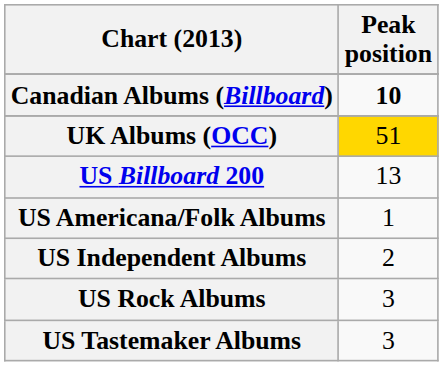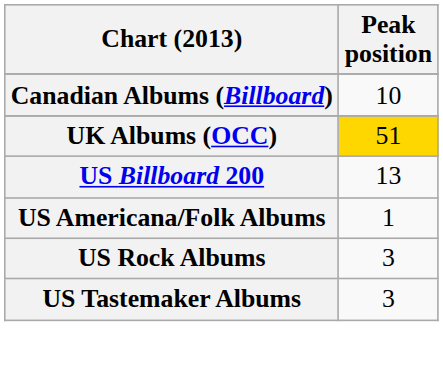(388, 94) bold -> (388, 94) normal
- row: (172, 258)
